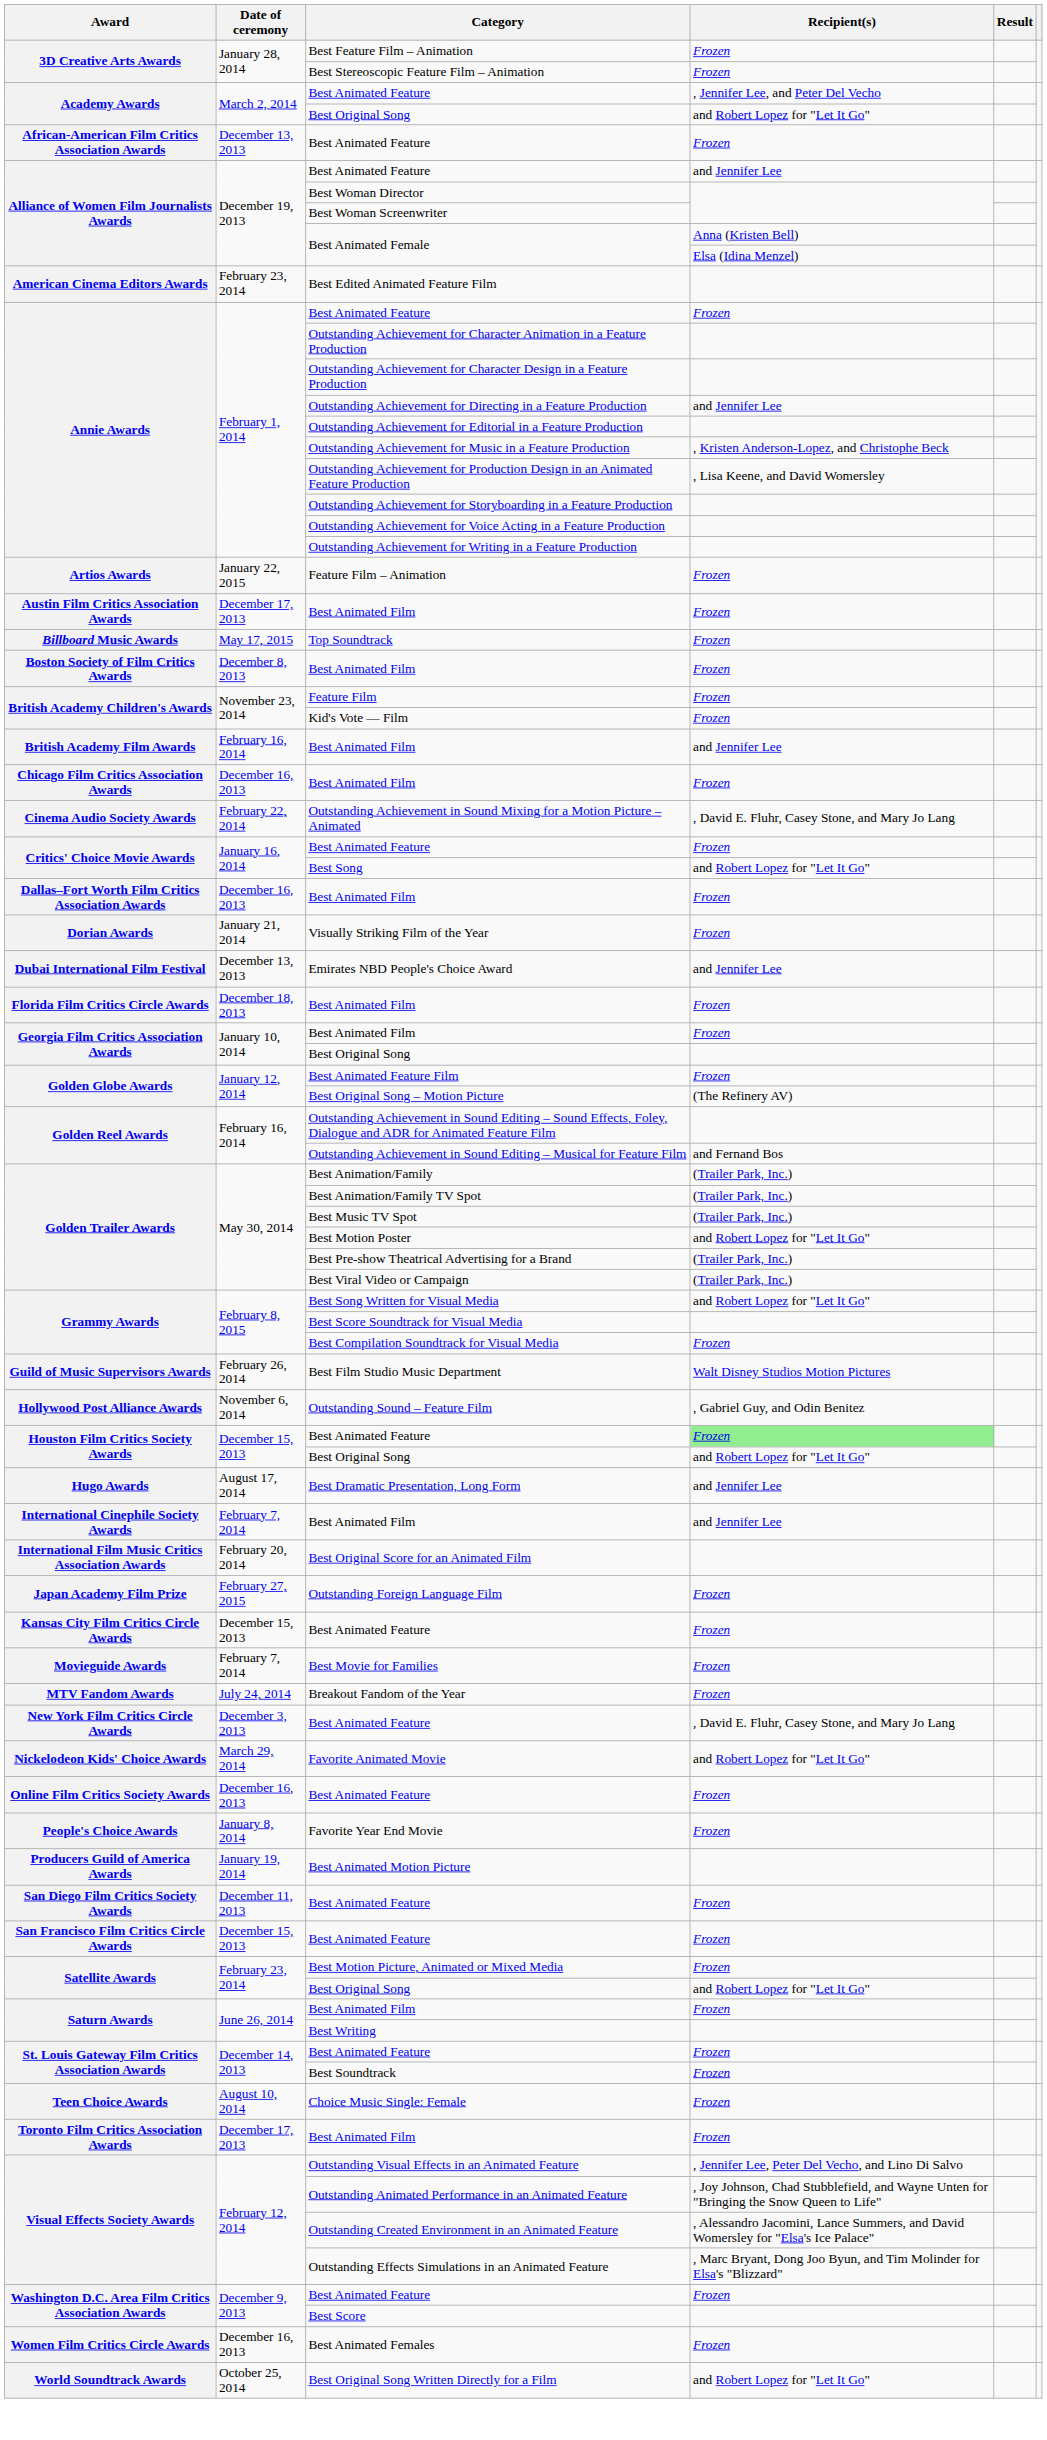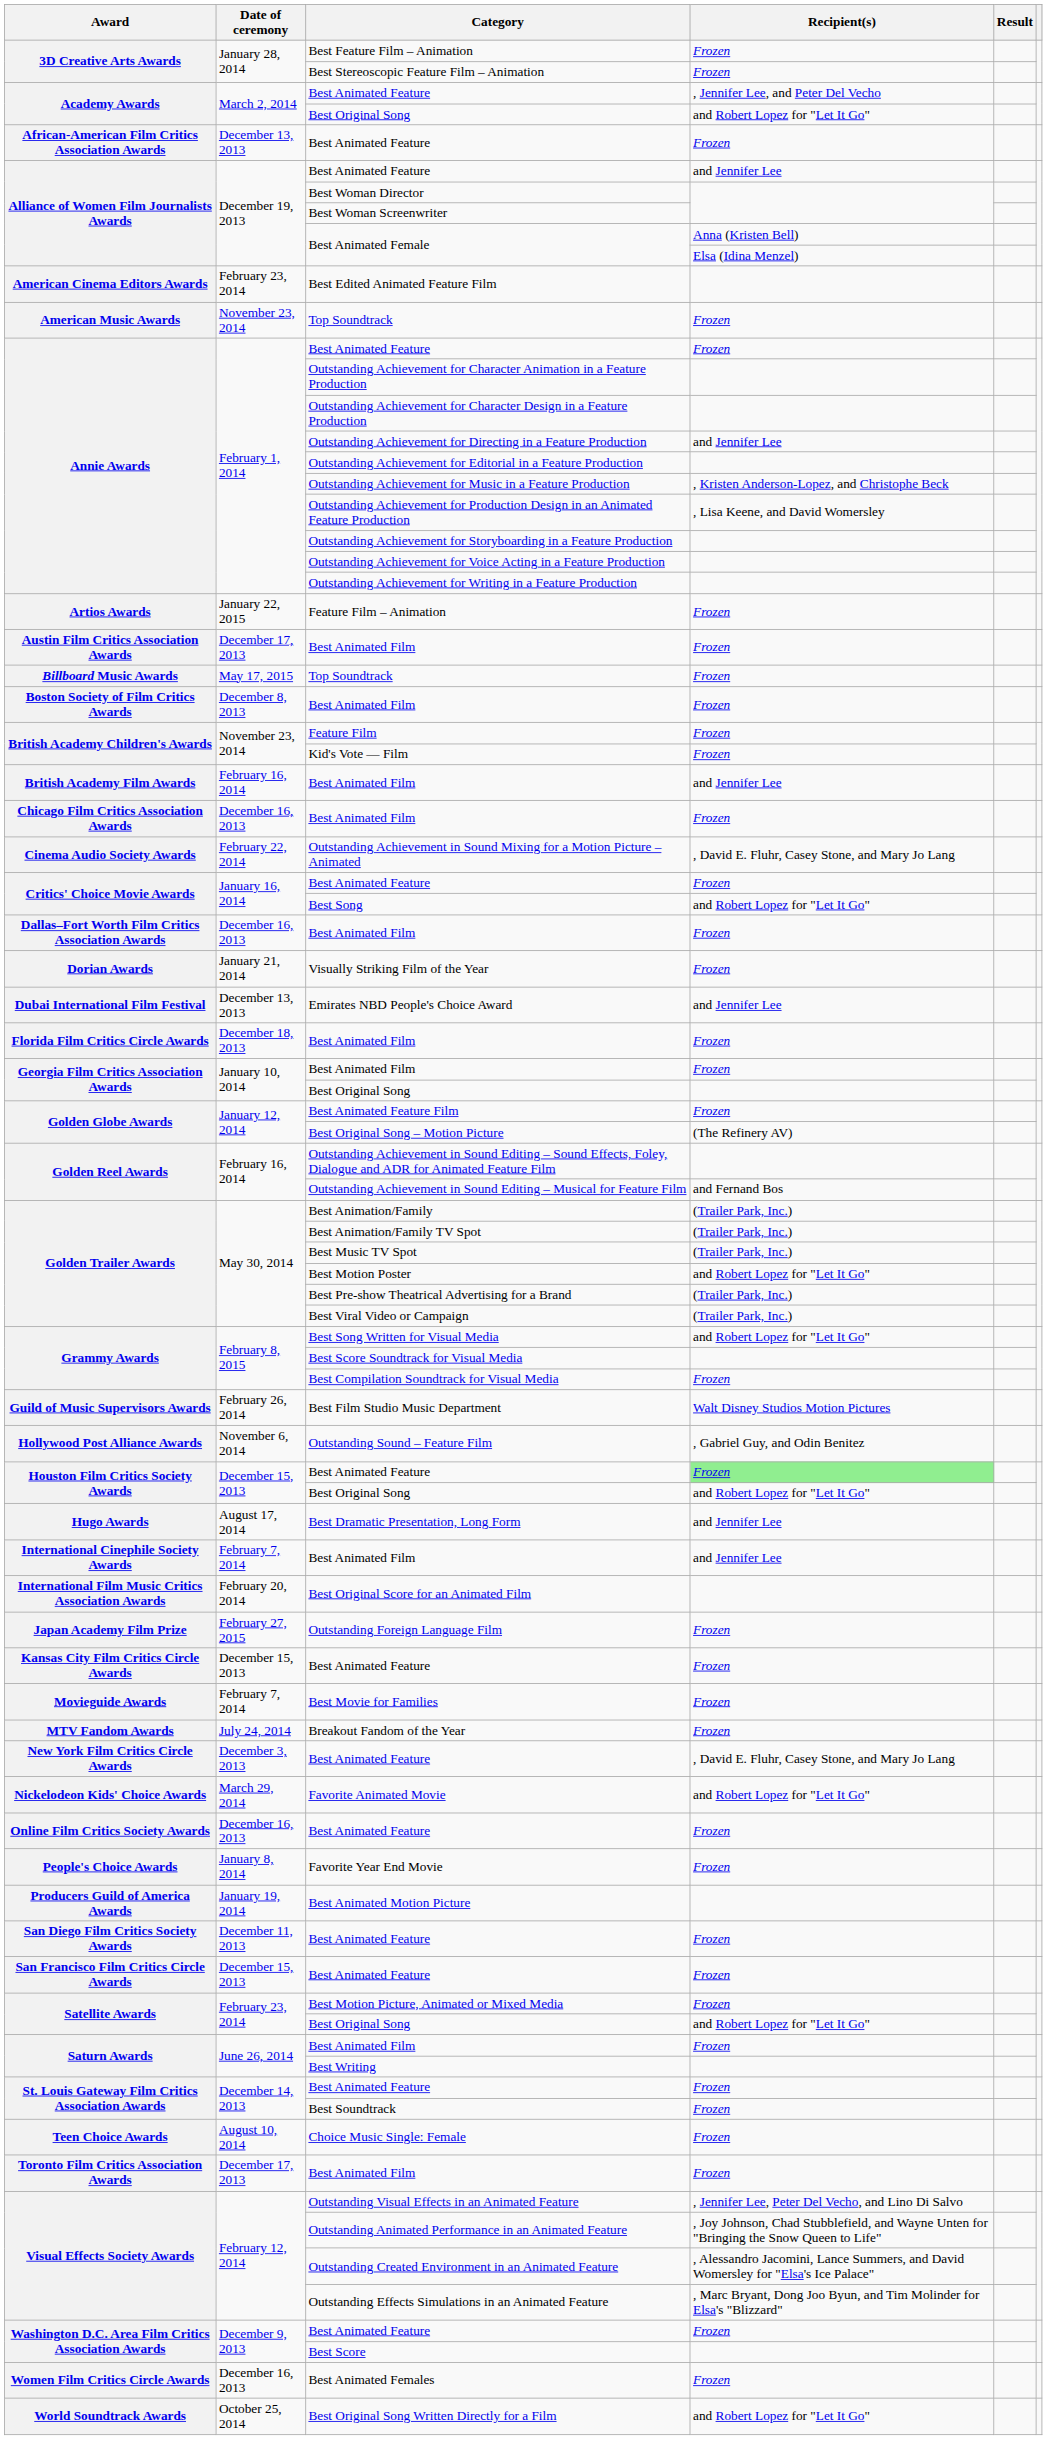+ row: (110, 320)
